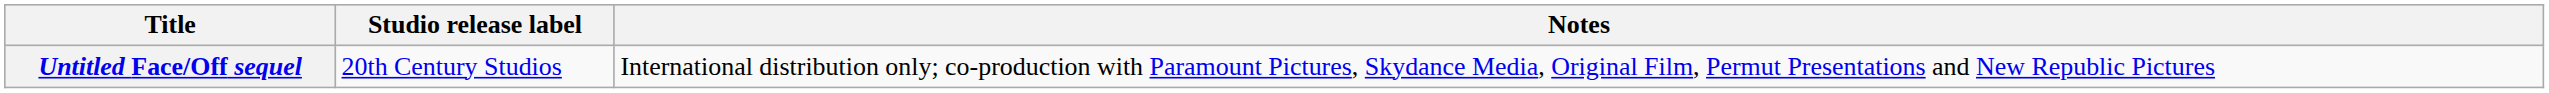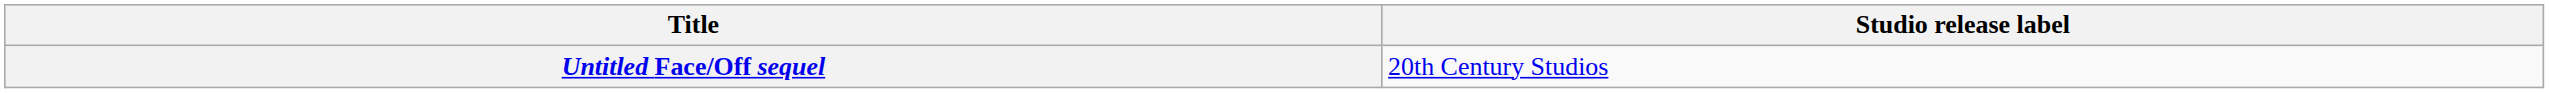- column: (1579, 25)
